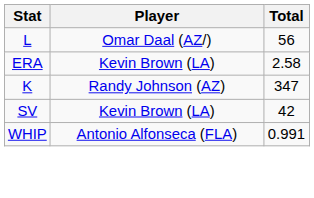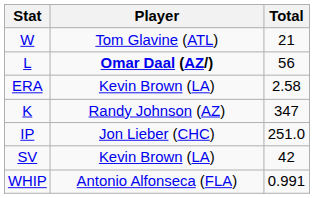+ row: (27, 39)
(157, 39) normal -> (157, 63) bold
+ row: (27, 134)
